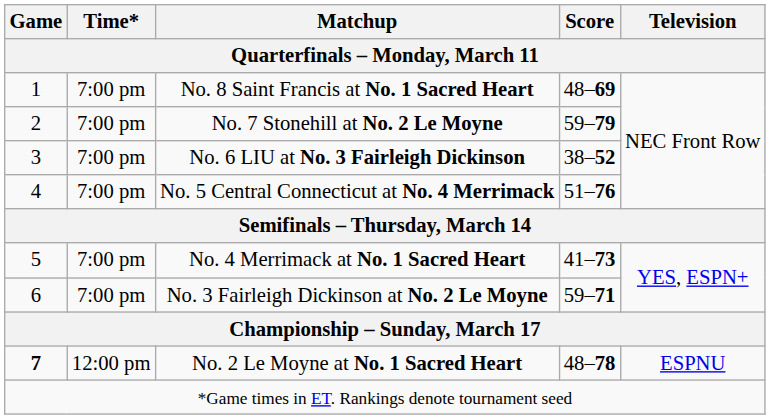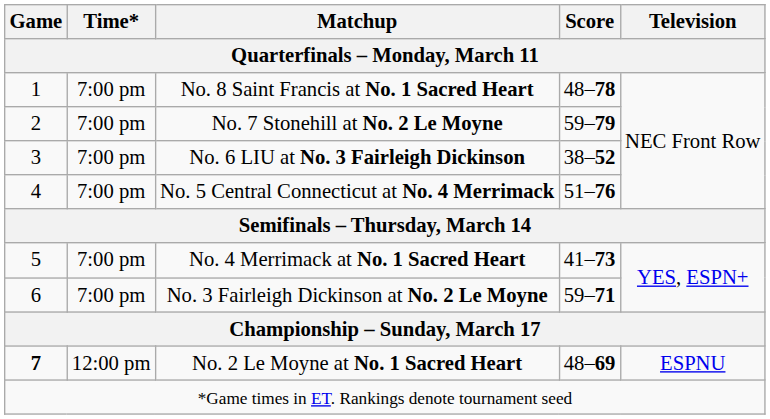(590, 89) 48–69 -> (590, 89) 48–78
(590, 362) 48–78 -> (590, 362) 48–69
